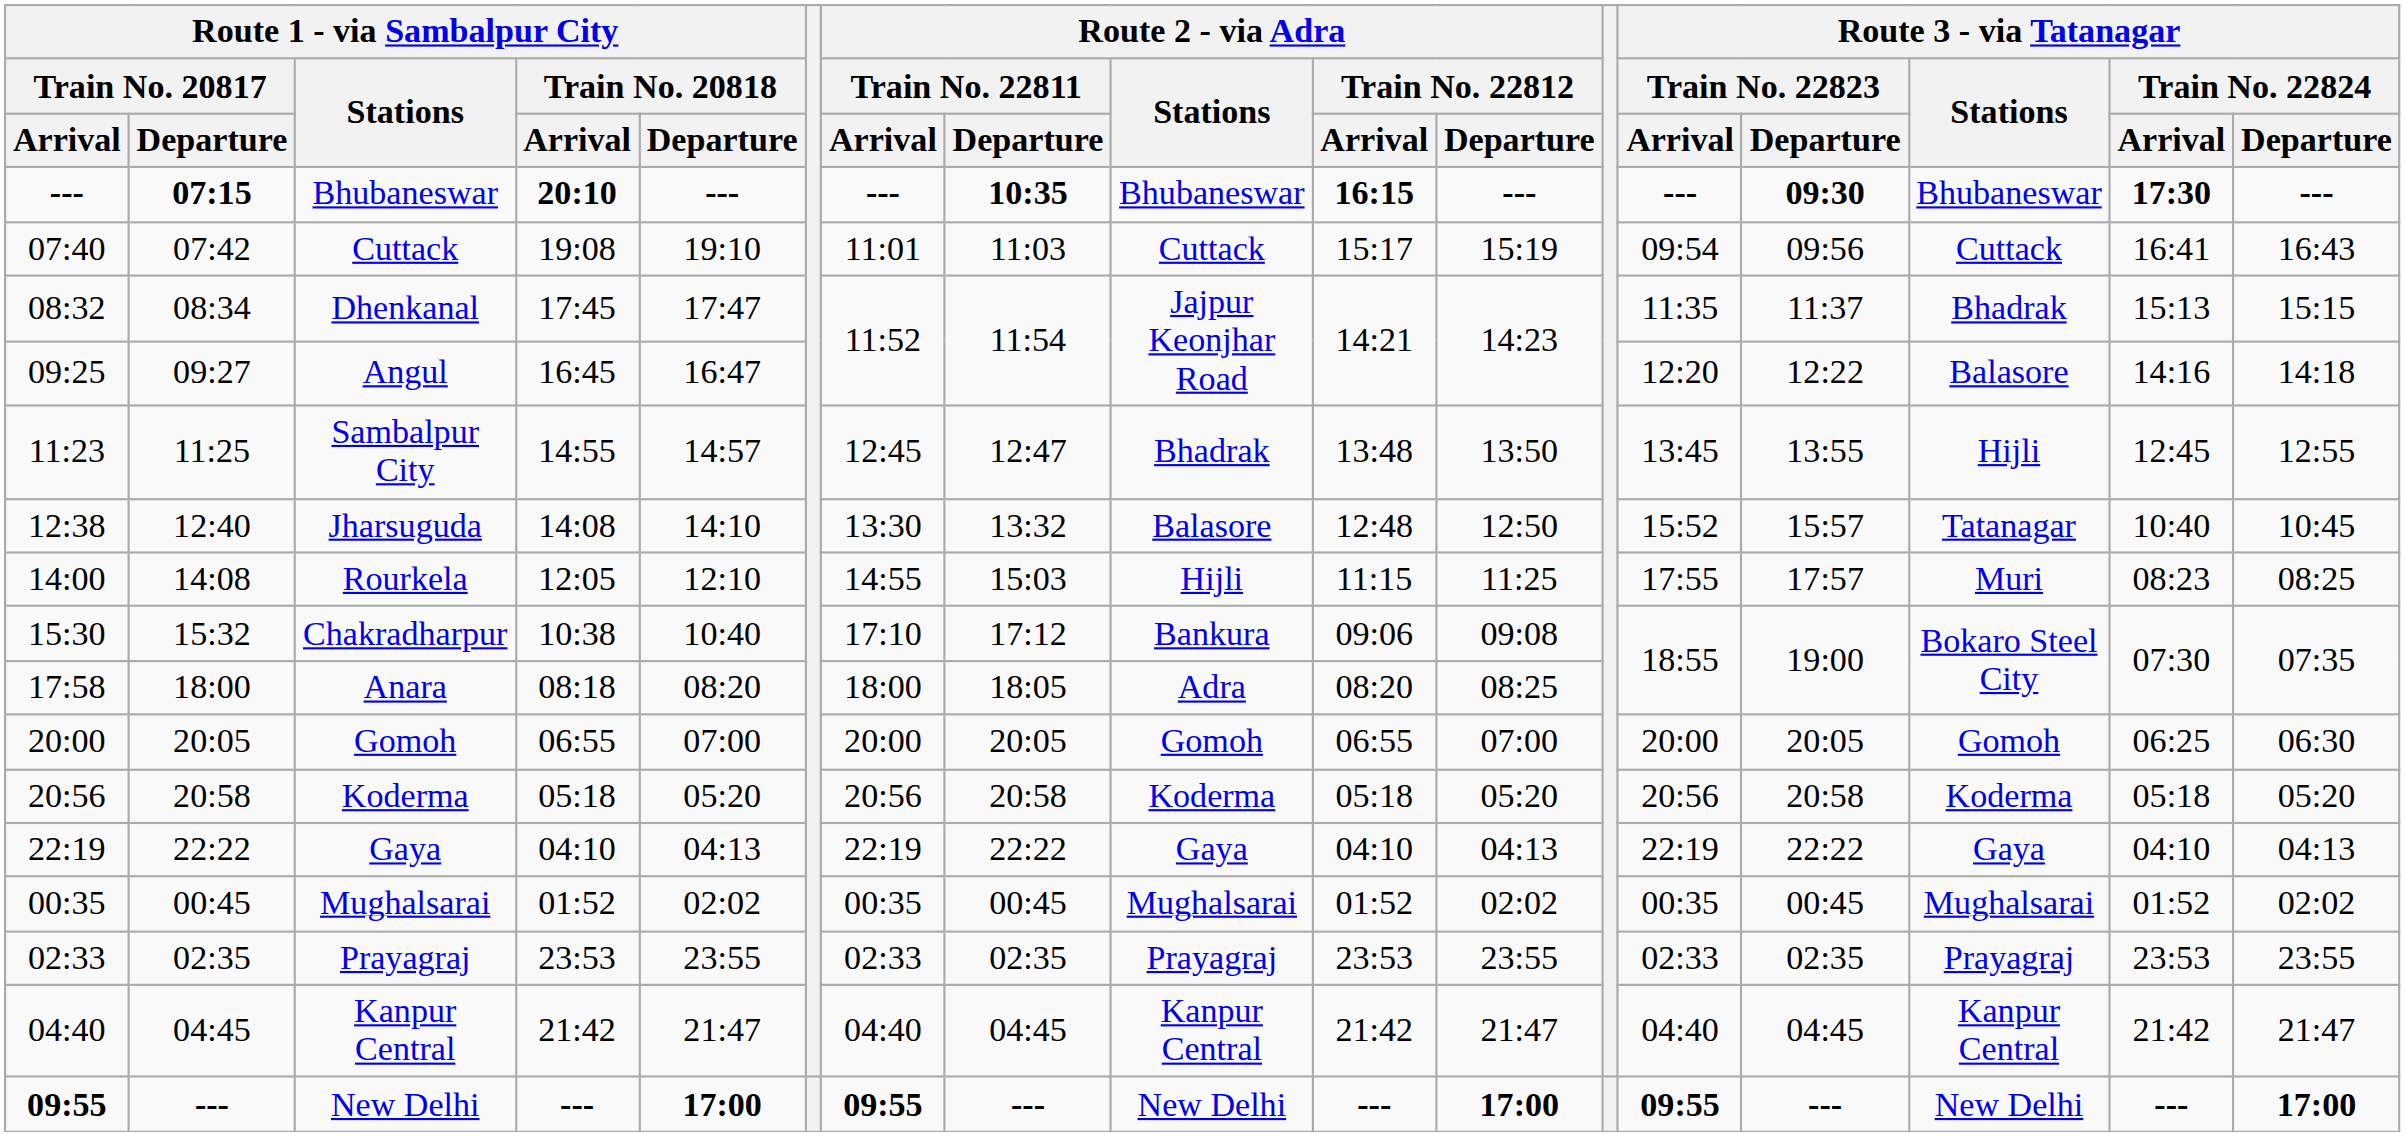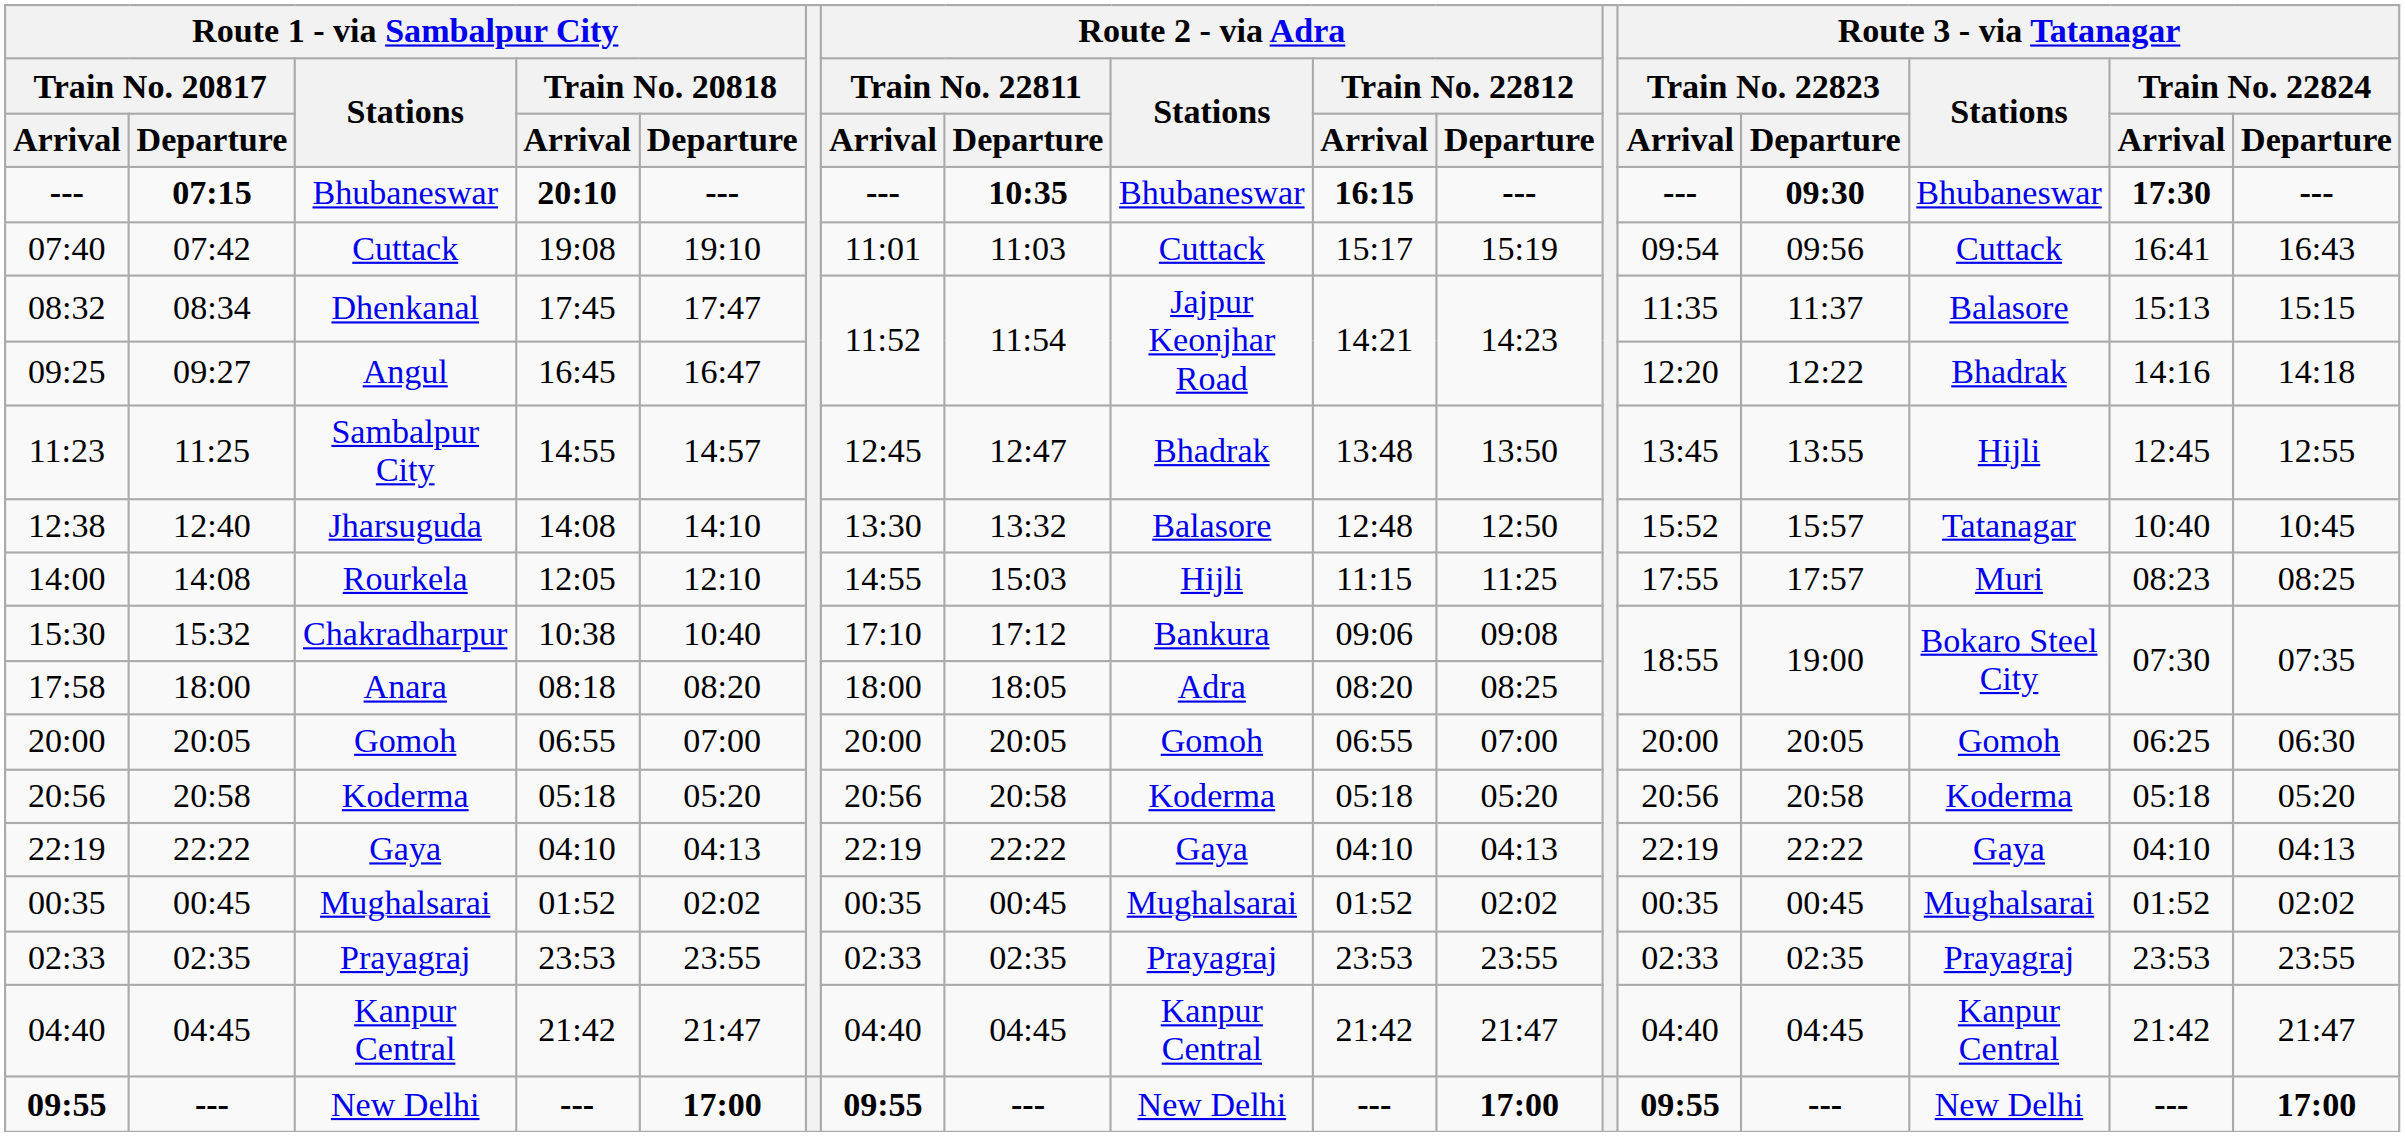(2009, 307) Bhadrak -> (2009, 307) Balasore
(2009, 372) Balasore -> (2009, 372) Bhadrak
